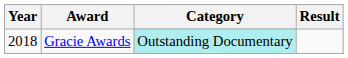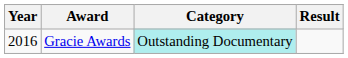(23, 41) 2018 -> (23, 41) 2016
